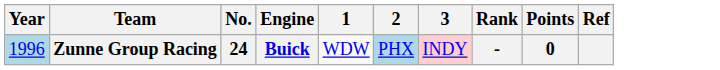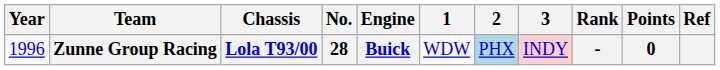+ column: (271, 19)
(27, 49) lightblue background -> (27, 49) no background
(239, 49) 24 -> (339, 49) 28
